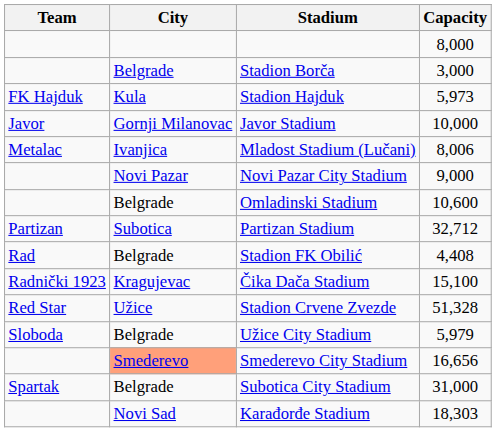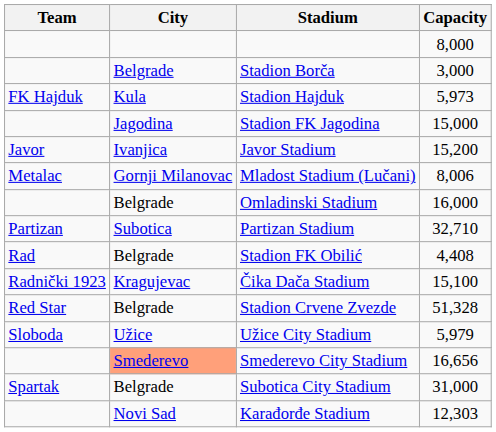+ row: (310, 123)
(173, 123) Gornji Milanovac -> (140, 149) Ivanjica
(455, 123) 10,000 -> (455, 149) 15,200
(140, 149) Ivanjica -> (173, 176) Gornji Milanovac
- row: (323, 176)
(455, 202) 10,600 -> (455, 202) 16,000
(455, 228) 32,712 -> (455, 228) 32,710
(133, 307) Užice -> (144, 307) Belgrade
(144, 334) Belgrade -> (133, 334) Užice
(455, 413) 18,303 -> (455, 413) 12,303
